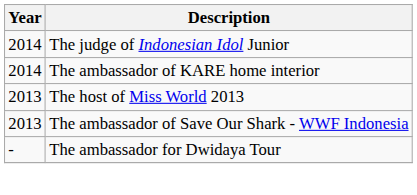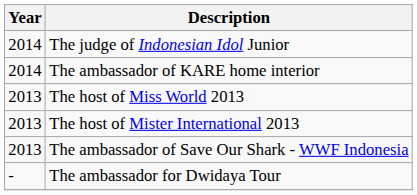+ row: (174, 123)
